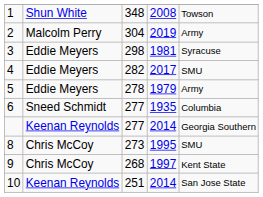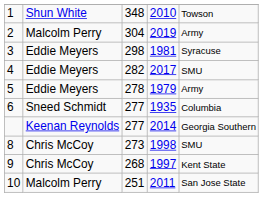(163, 13) 2008 -> (163, 13) 2010
(163, 145) 1995 -> (163, 145) 1998
(72, 182) Keenan Reynolds -> (64, 182) Malcolm Perry
(163, 182) 2014 -> (163, 182) 2011
